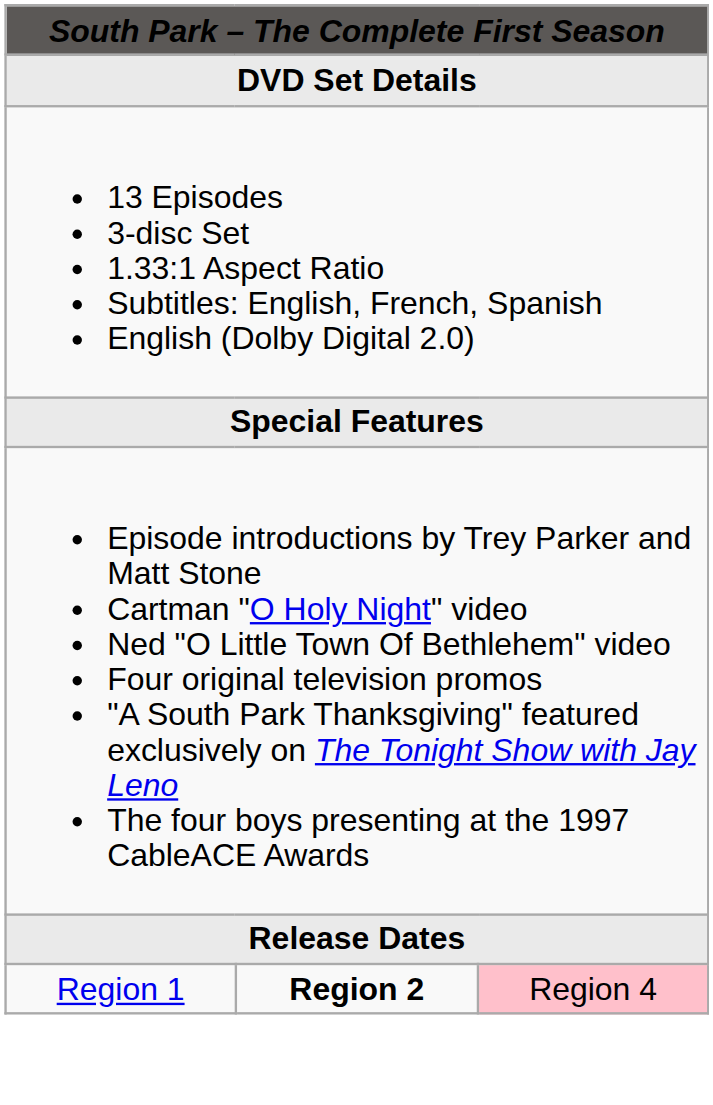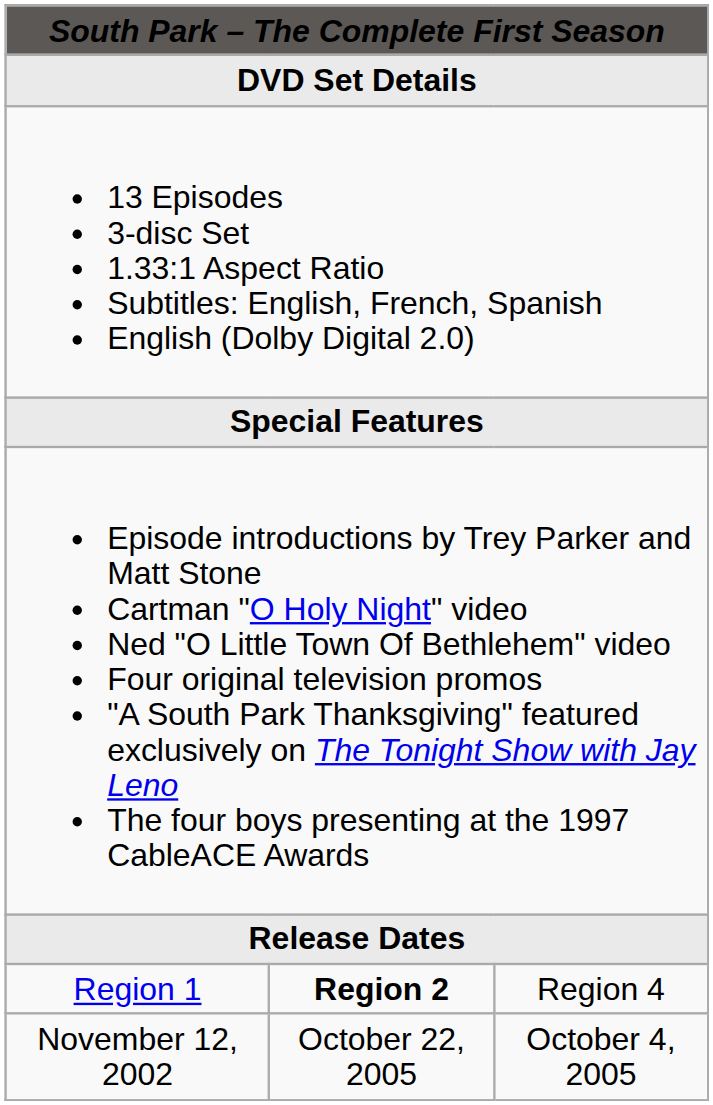(593, 989) pink background -> (601, 989) no background
+ row: (138, 1057)
